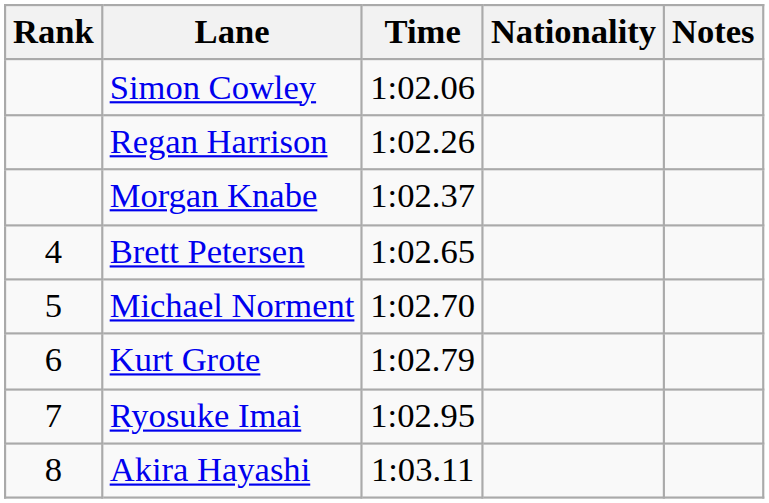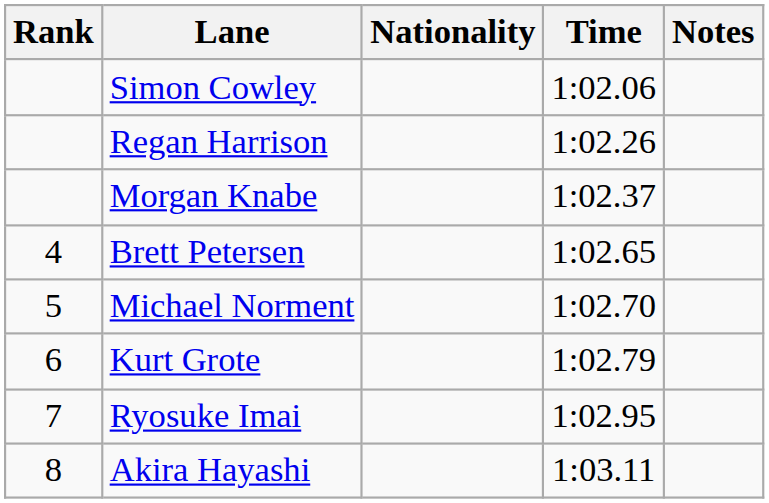columns swapped: (573, 31) <-> (423, 31)
